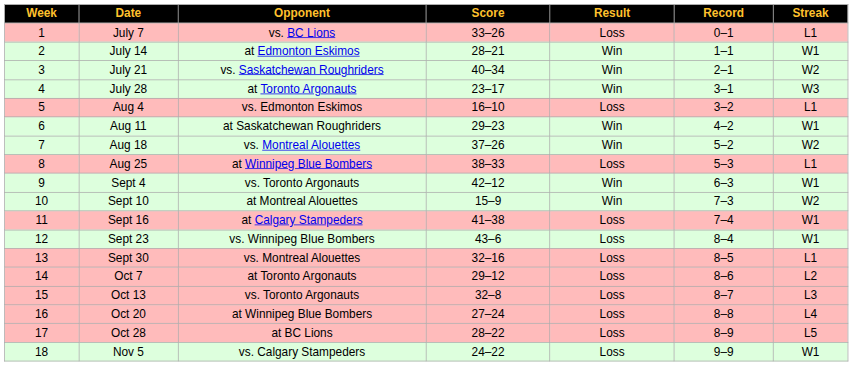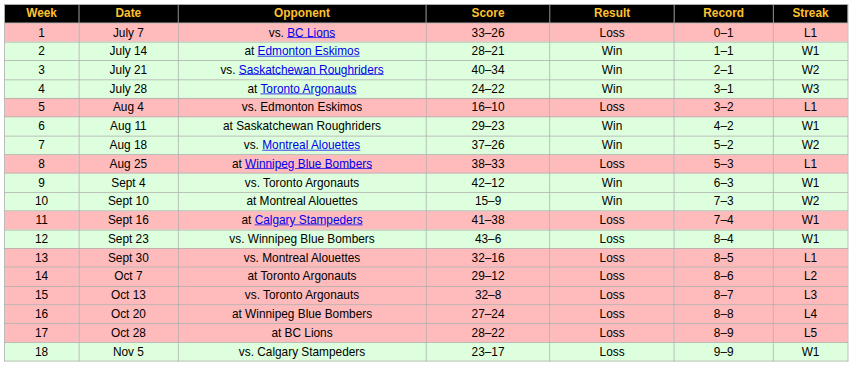(488, 88) 23–17 -> (488, 88) 24–22
(488, 351) 24–22 -> (488, 351) 23–17
